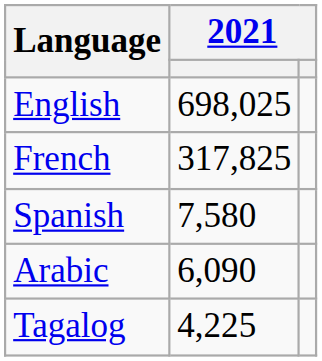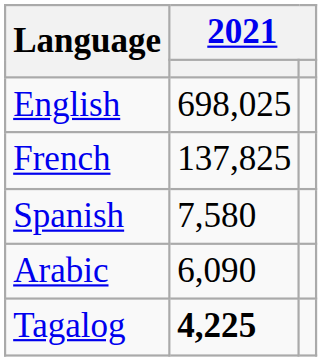(234, 159) 317,825 -> (234, 159) 137,825
(217, 326) normal -> (217, 326) bold
